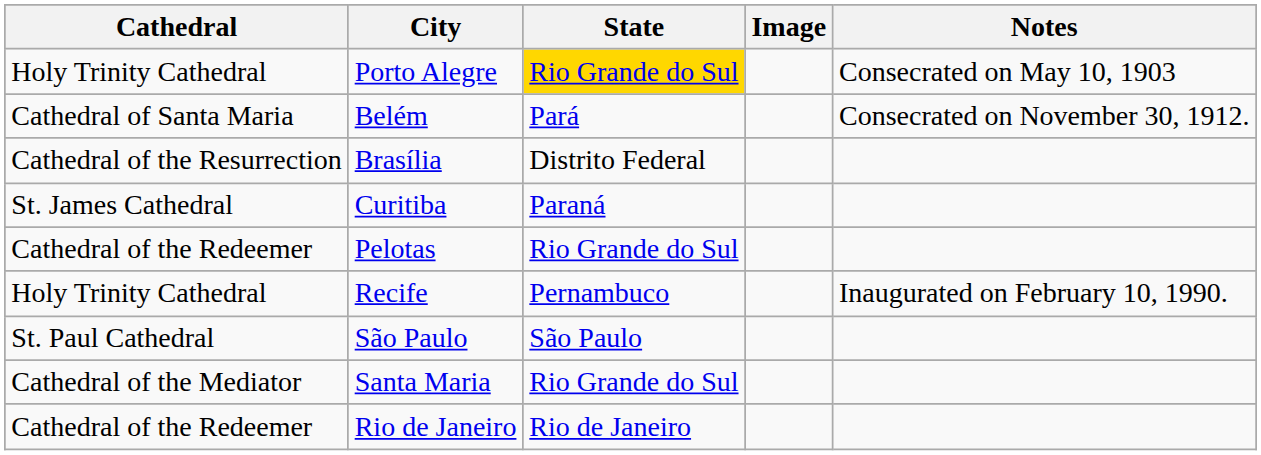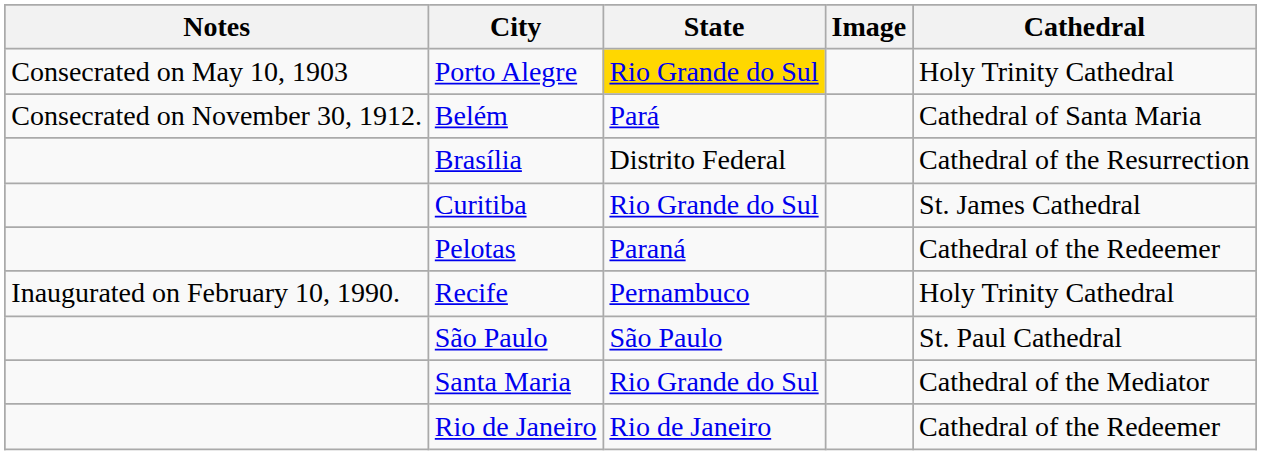columns swapped: (177, 26) <-> (1044, 26)
(567, 204) Paraná -> (714, 204) Rio Grande do Sul
(634, 248) Rio Grande do Sul -> (648, 248) Paraná
